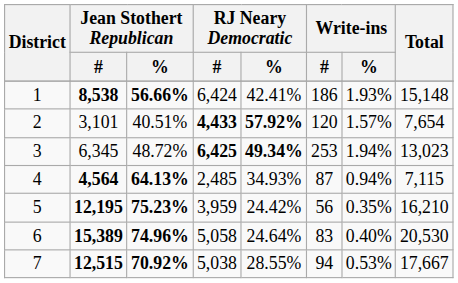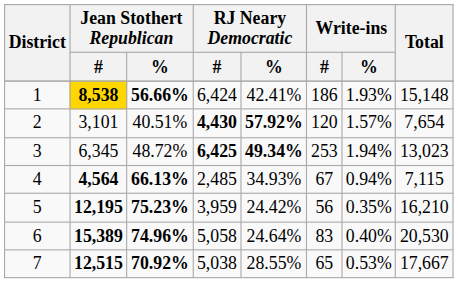(98, 94) no background -> (98, 94) gold background
(217, 123) 4,433 -> (217, 123) 4,430
(160, 179) 64.13% -> (160, 179) 66.13%
(324, 179) 87 -> (324, 179) 67
(324, 263) 94 -> (324, 263) 65
